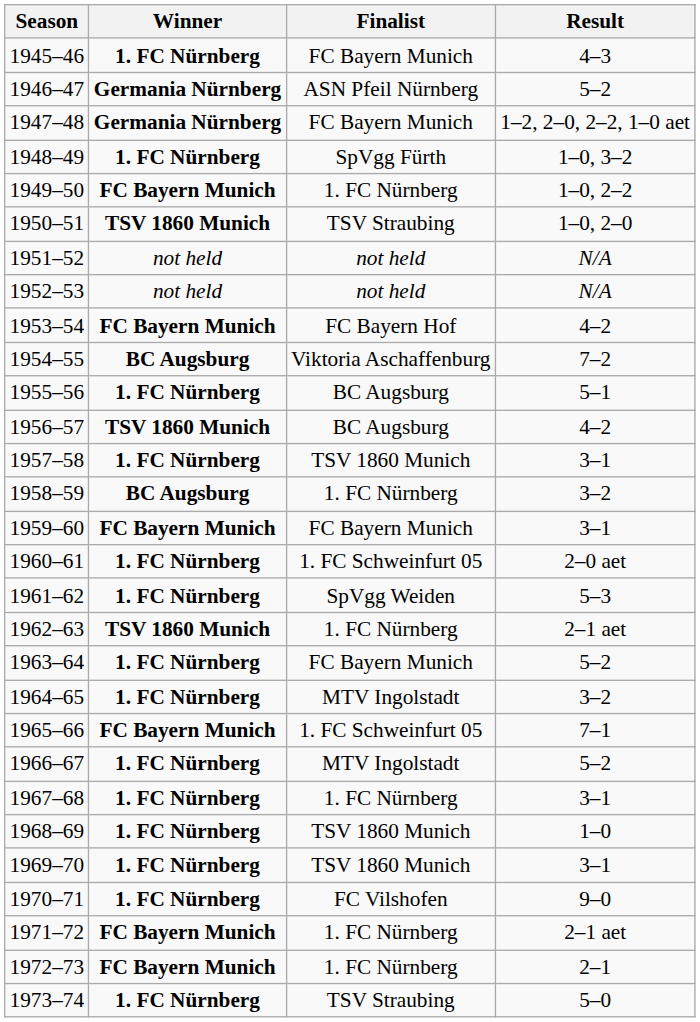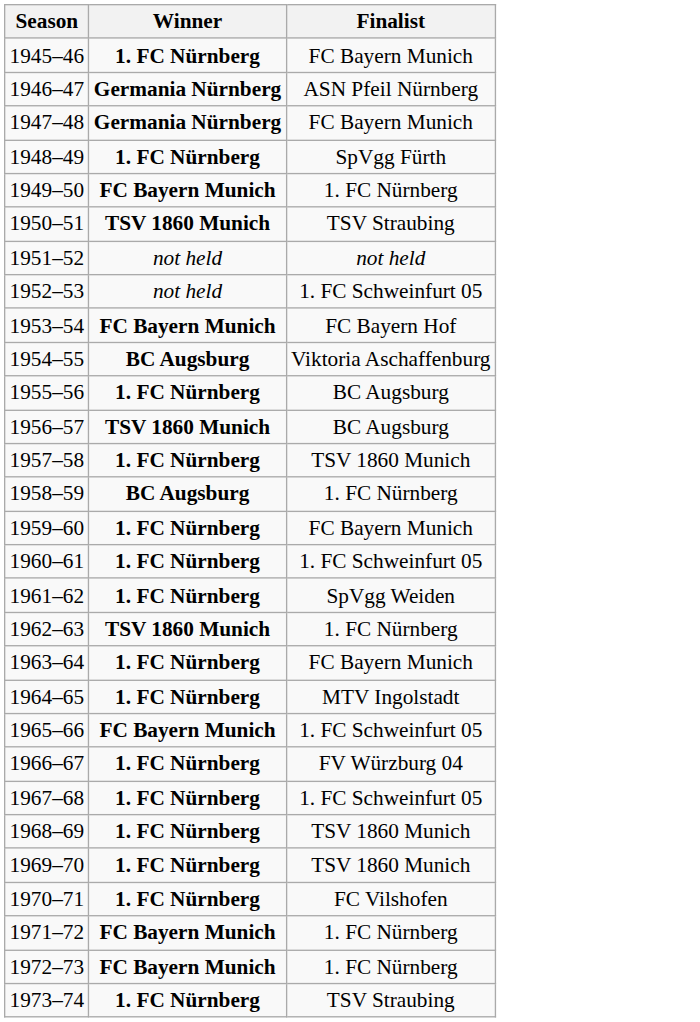- column: (595, 21)
(391, 291) not held -> (391, 291) 1. FC Schweinfurt 05
(188, 527) FC Bayern Munich -> (188, 527) 1. FC Nürnberg
(391, 763) MTV Ingolstadt -> (391, 763) FV Würzburg 04
(391, 797) 1. FC Nürnberg -> (391, 797) 1. FC Schweinfurt 05
